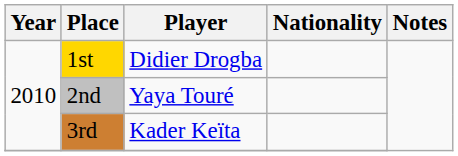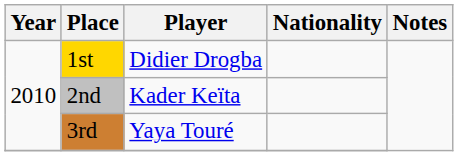(182, 95) Yaya Touré -> (185, 95) Kader Keïta
(185, 131) Kader Keïta -> (182, 131) Yaya Touré
